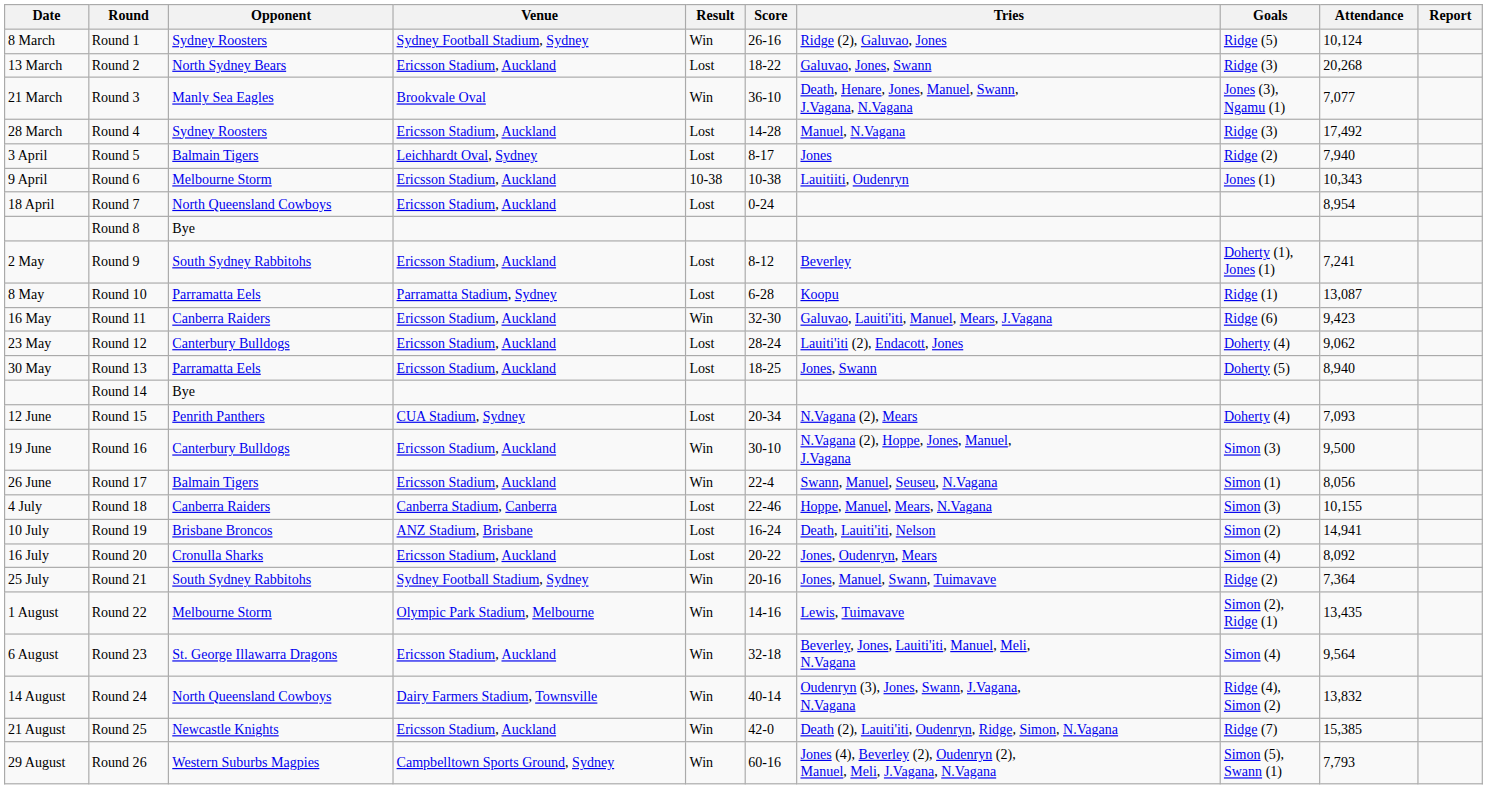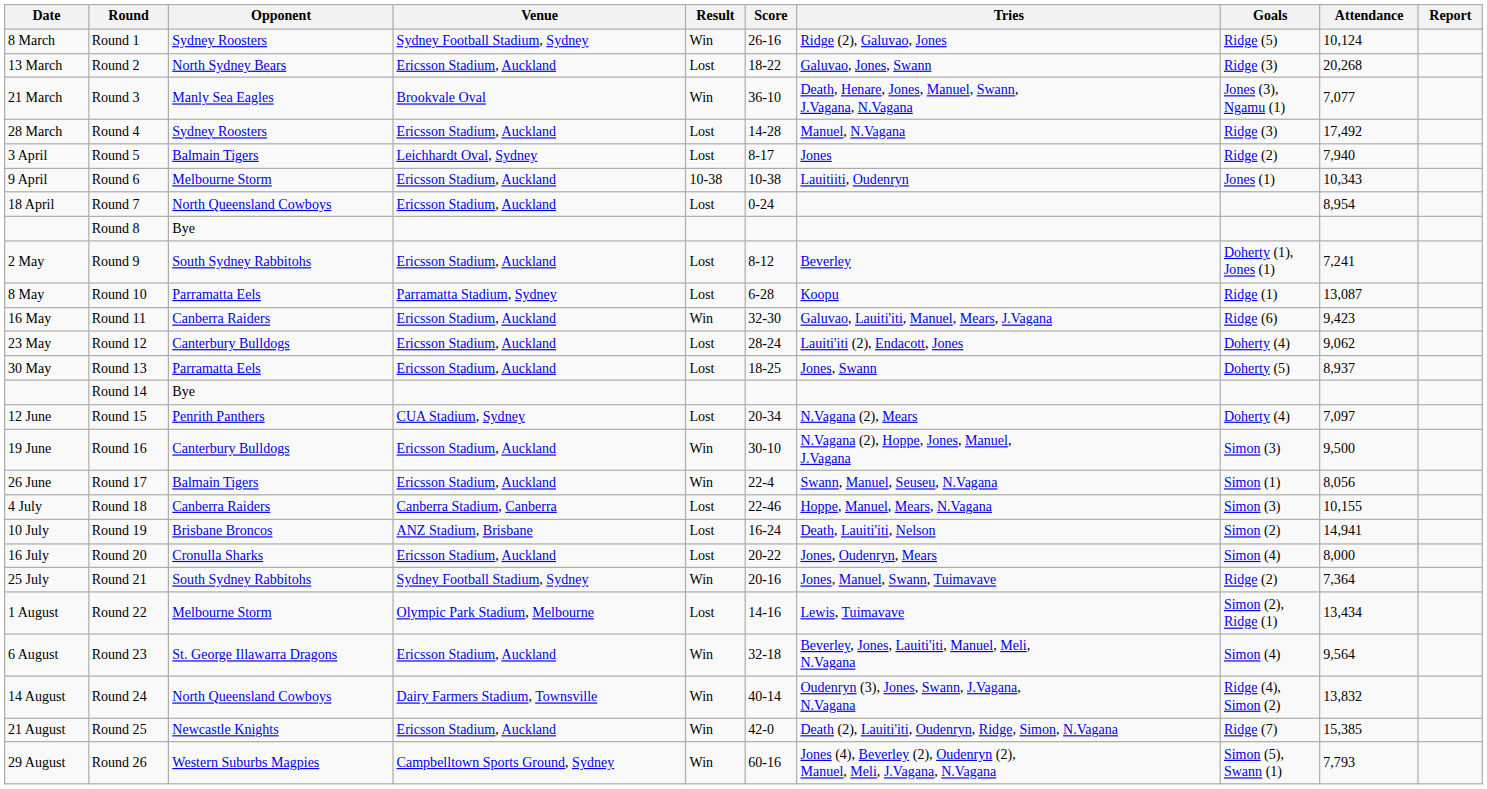(1339, 367) 8,940 -> (1339, 367) 8,937
(1339, 416) 7,093 -> (1339, 416) 7,097
(1339, 555) 8,092 -> (1339, 555) 8,000
(701, 612) Win -> (702, 612) Lost
(1343, 612) 13,435 -> (1343, 612) 13,434
